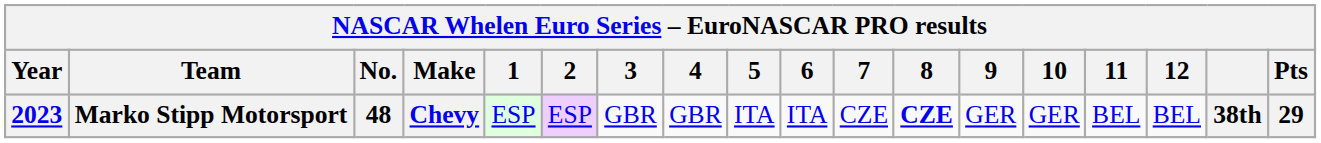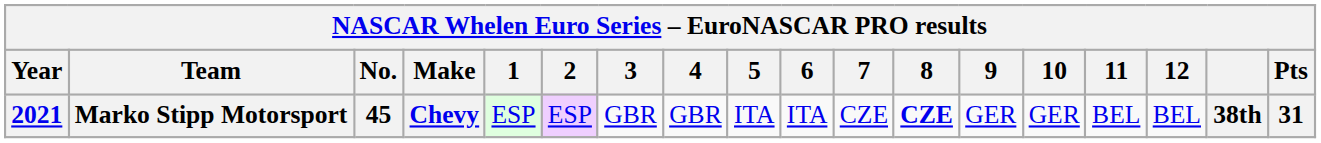(37, 115) 2023 -> (37, 115) 2021
(378, 115) 48 -> (378, 115) 45
(1291, 115) 29 -> (1291, 115) 31
